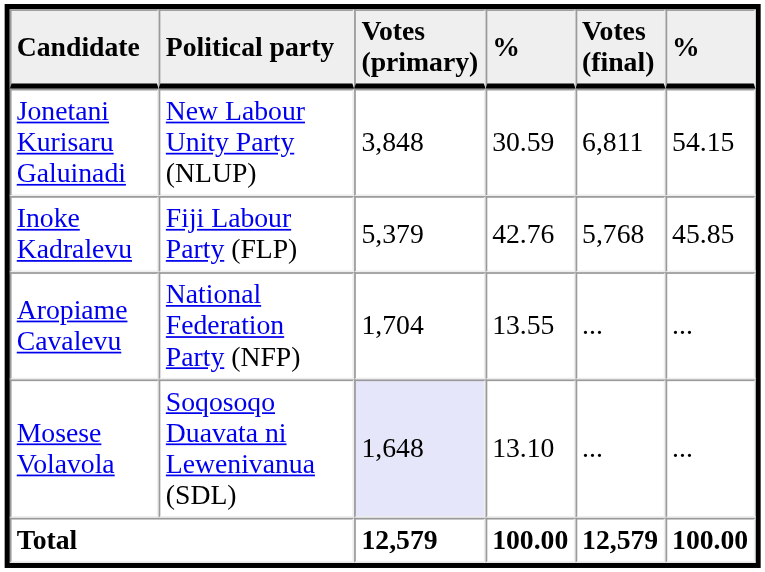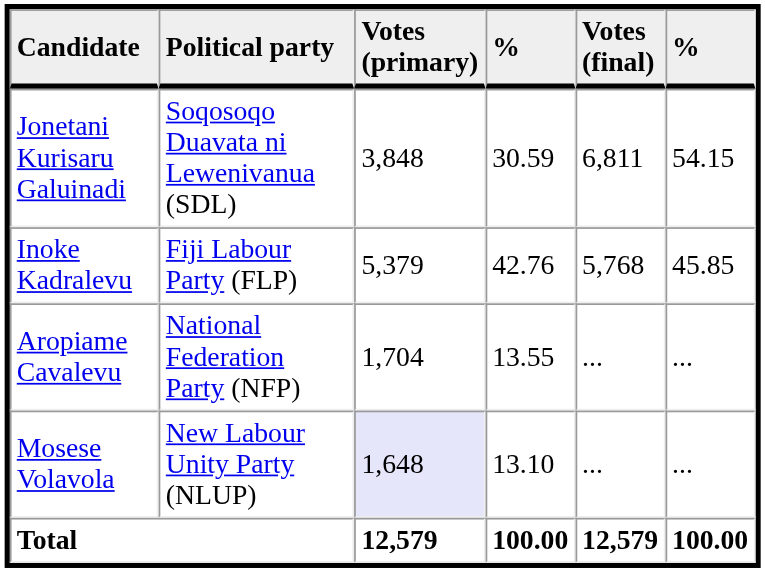(235, 142) New Labour Unity Party (NLUP) -> (240, 157) Soqosoqo Duavata ni Lewenivanua (SDL)
(240, 448) Soqosoqo Duavata ni Lewenivanua (SDL) -> (235, 463) New Labour Unity Party (NLUP)
